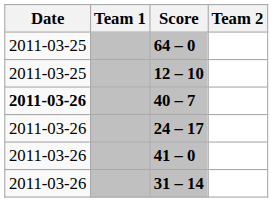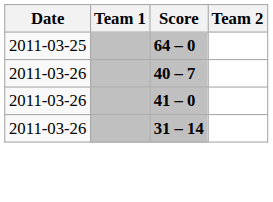- row: (179, 73)
(47, 100) bold -> (48, 73) normal
- row: (179, 128)
